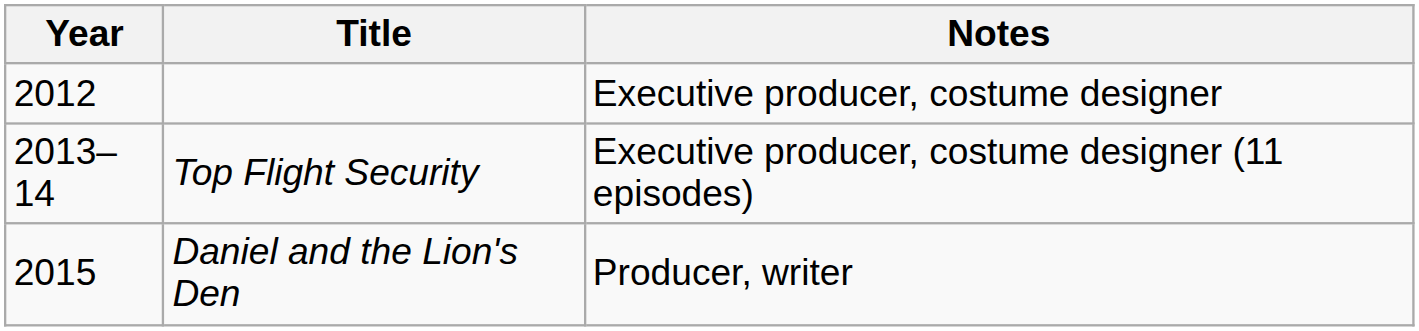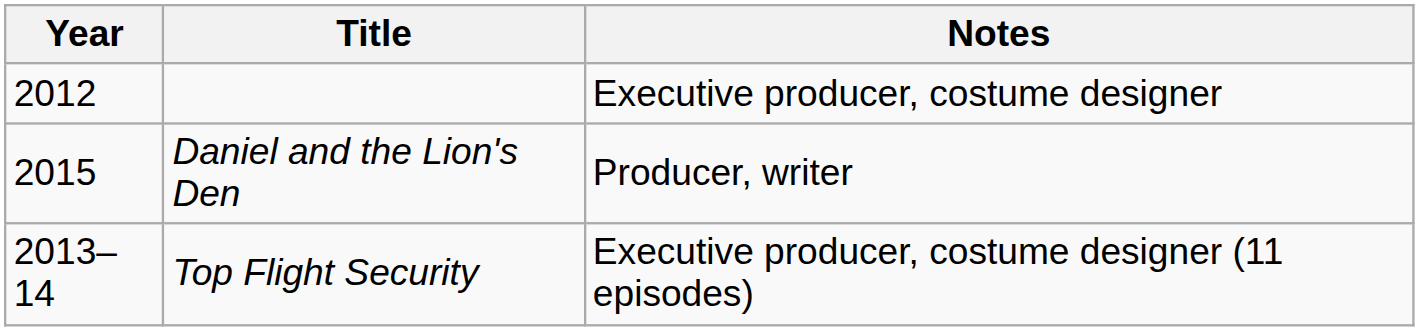rows swapped: (325, 172) <-> (345, 273)
